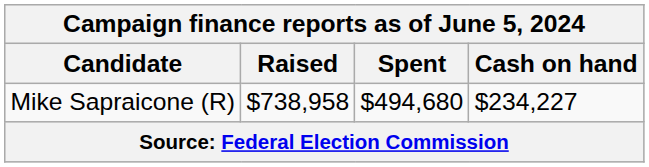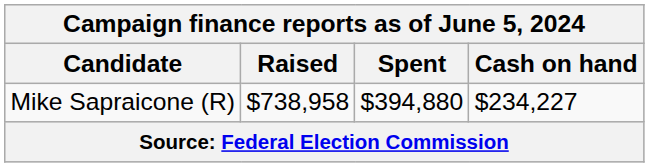(412, 102) $494,680 -> (412, 102) $394,880
